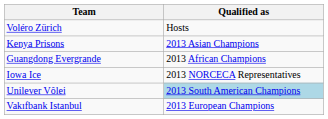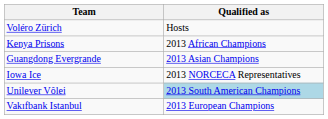(212, 43) 2013 Asian Champions -> (216, 43) 2013 African Champions
(216, 59) 2013 African Champions -> (212, 59) 2013 Asian Champions
